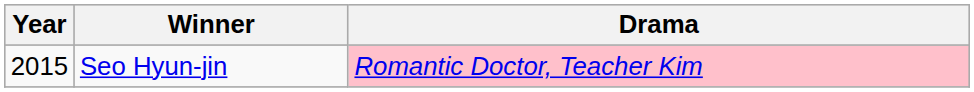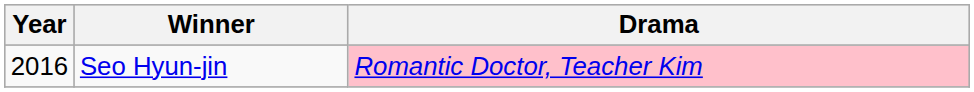(39, 65) 2015 -> (39, 65) 2016
